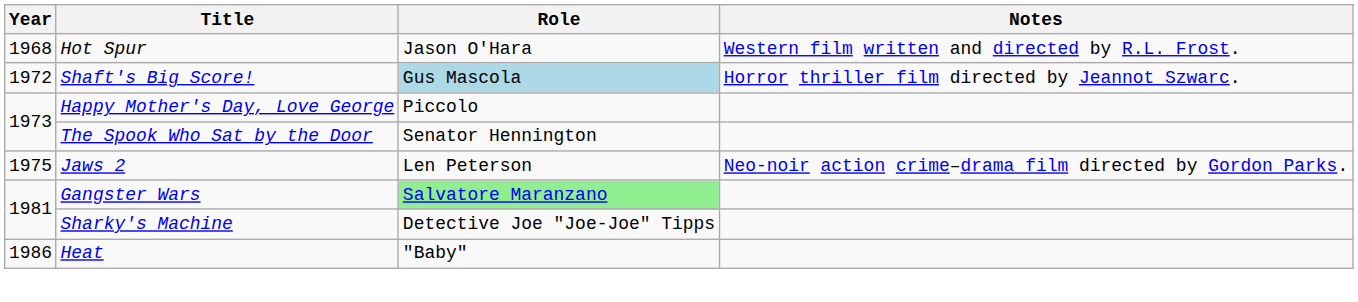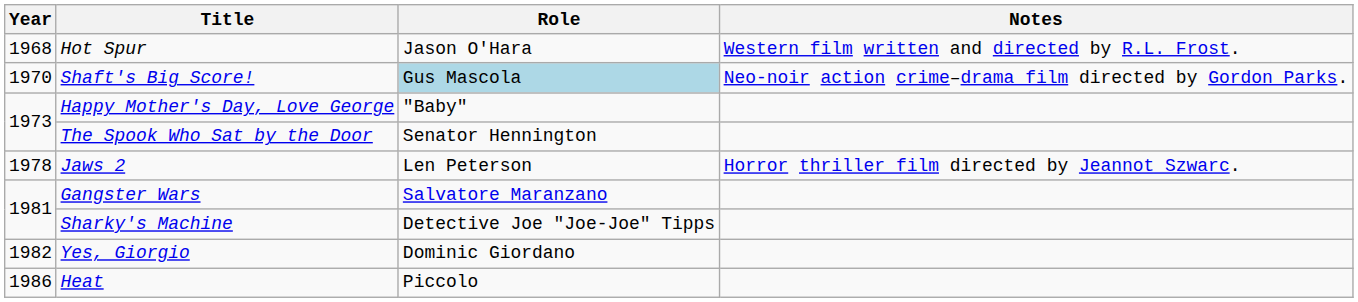(31, 78) 1972 -> (31, 78) 1970
(982, 78) Horror thriller film directed by Jeannot Szwarc. -> (1036, 78) Neo-noir action crime–drama film directed by Gordon Parks.
(441, 107) Piccolo -> (435, 107) "Baby"
(31, 166) 1975 -> (31, 166) 1978
(1036, 166) Neo-noir action crime–drama film directed by Gordon Parks. -> (982, 166) Horror thriller film directed by Jeannot Szwarc.
(505, 195) lightgreen background -> (505, 195) no background
+ row: (125, 253)
(435, 253) "Baby" -> (441, 282) Piccolo
